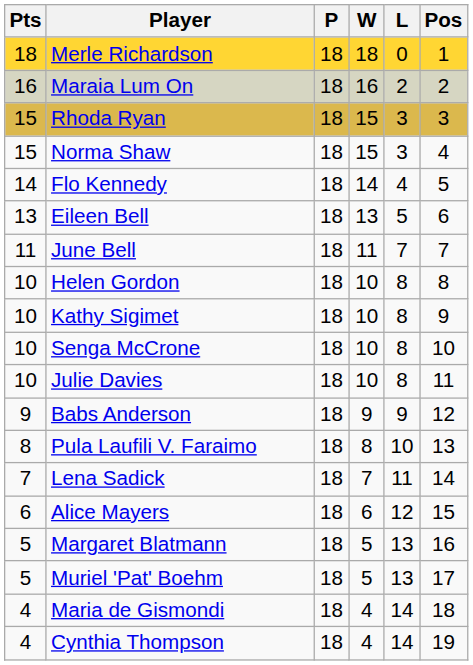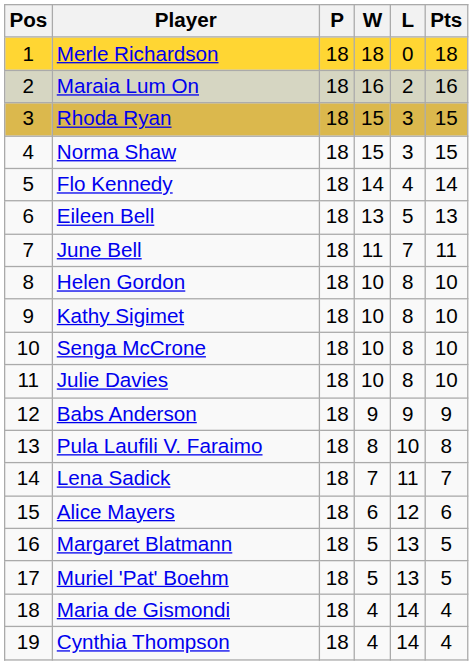columns swapped: (443, 20) <-> (25, 20)
